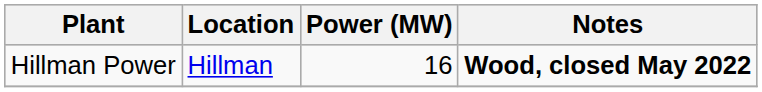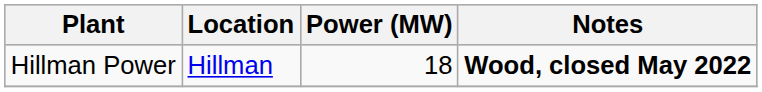(438, 65) 16 -> (438, 65) 18
